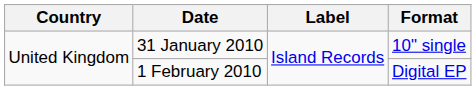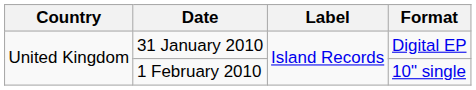(429, 44) 10" single -> (429, 44) Digital EP
(429, 71) Digital EP -> (429, 71) 10" single
